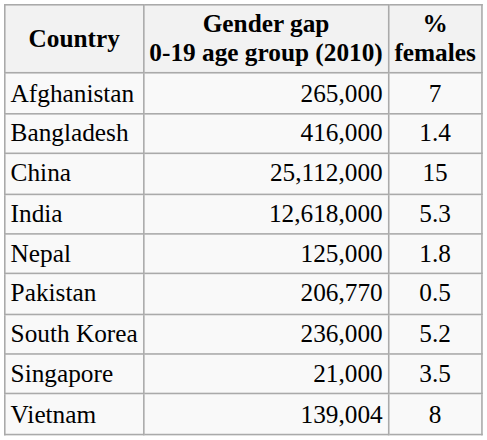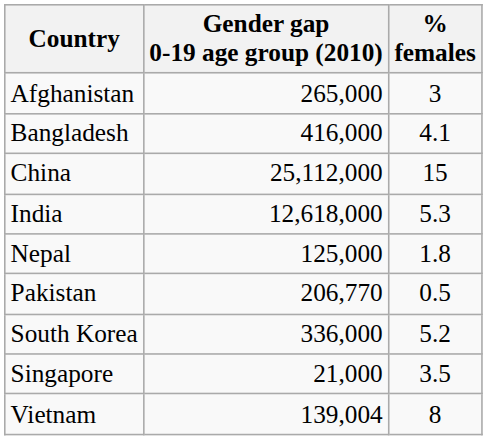(435, 93) 7 -> (435, 93) 3
(435, 133) 1.4 -> (435, 133) 4.1
(342, 333) 236,000 -> (342, 333) 336,000
